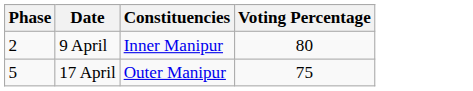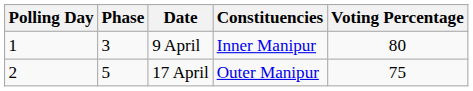+ column: (51, 18)
(13, 45) 2 -> (106, 45) 3
